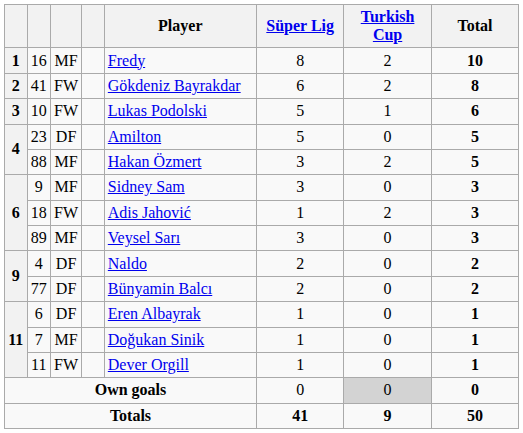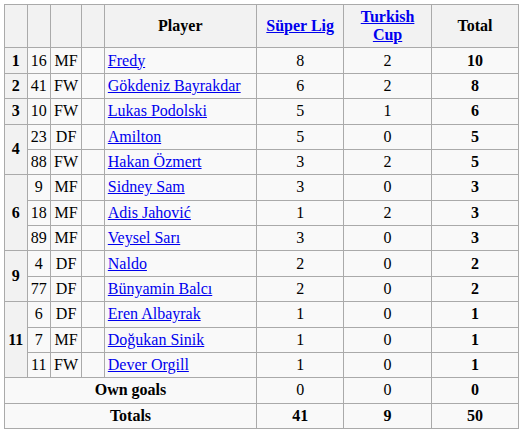(66, 162) MF -> (66, 162) FW
(66, 212) FW -> (66, 212) MF
(388, 390) lightgrey background -> (388, 390) no background
